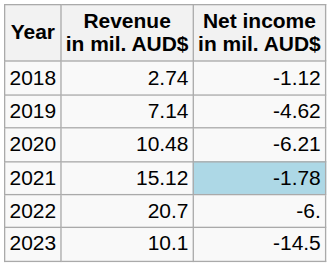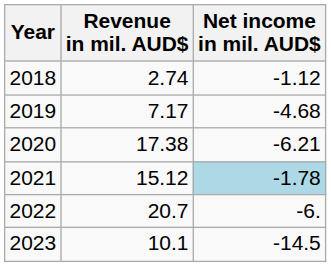(168, 111) 7.14 -> (168, 111) 7.17
(297, 111) -4.62 -> (297, 111) -4.68
(162, 144) 10.48 -> (162, 144) 17.38
